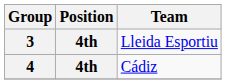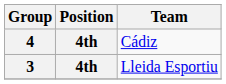rows swapped: (30, 41) <-> (30, 66)
